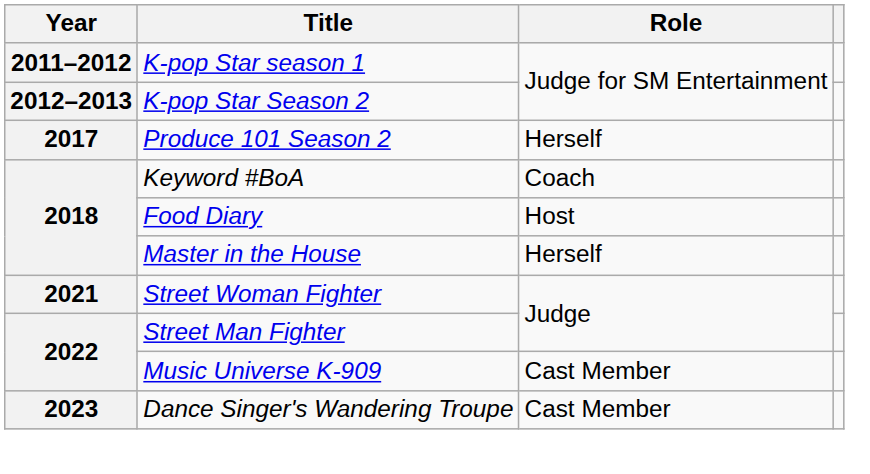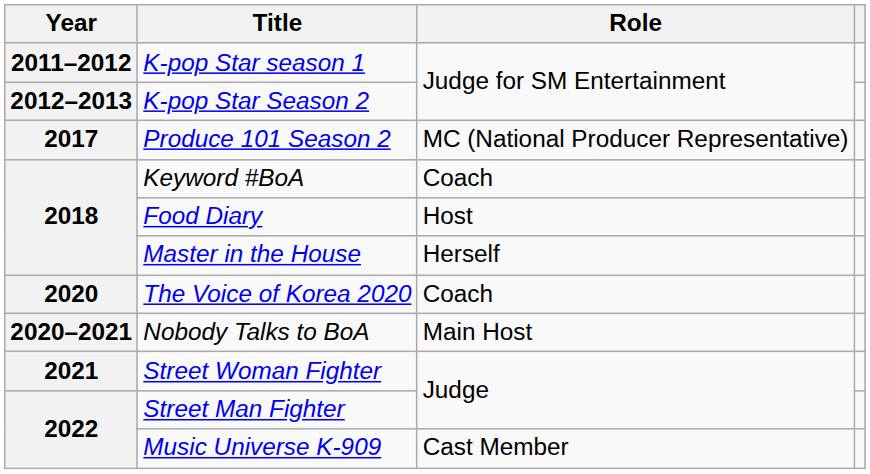(563, 139) Herself -> (636, 139) MC (National Producer Representative)
+ row: (277, 293)
+ row: (256, 332)
- row: (328, 409)
